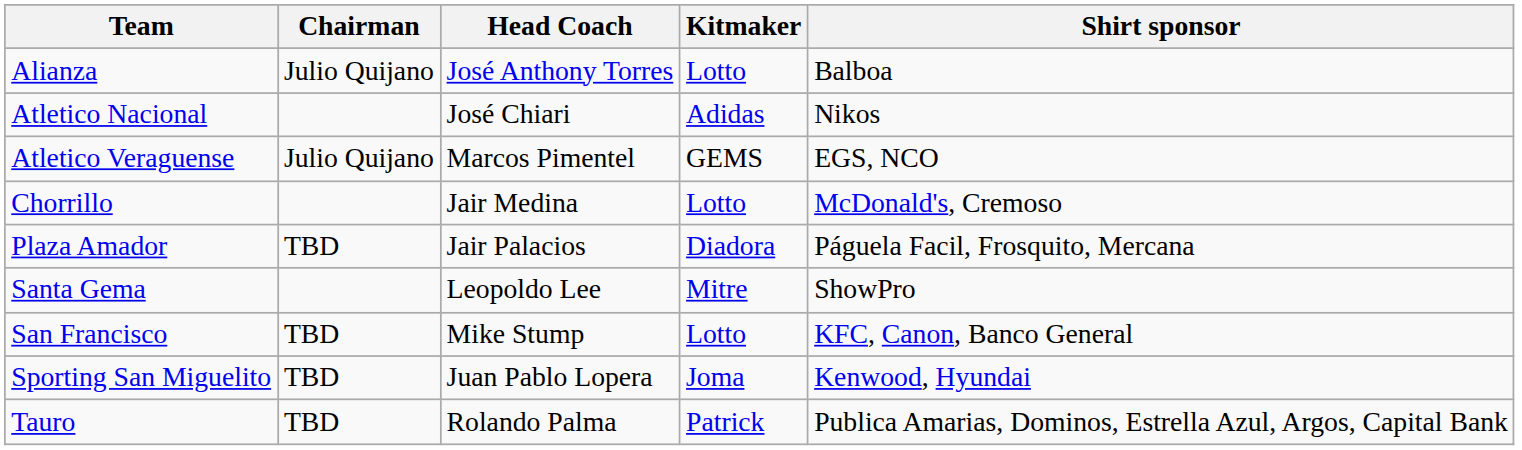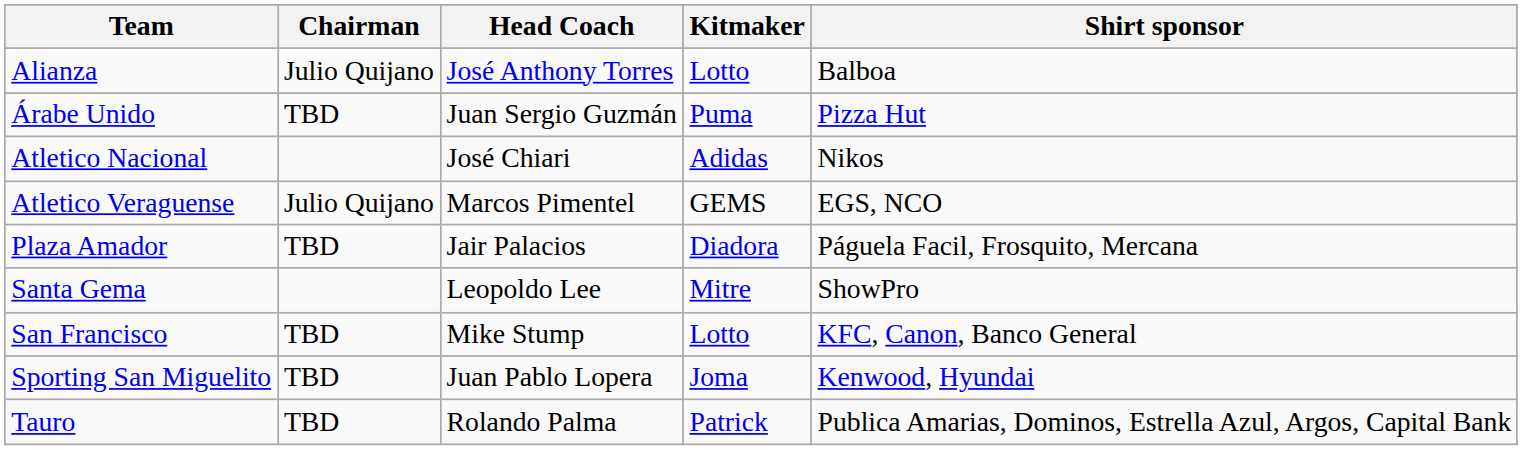+ row: (83, 114)
- row: (62, 202)
